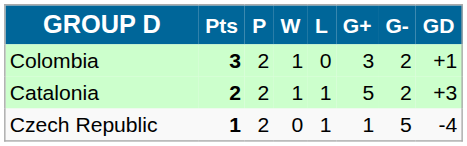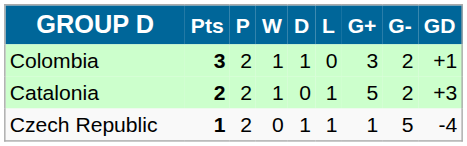+ column: (302, 25)
